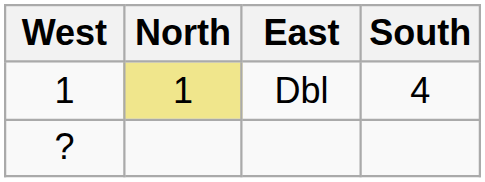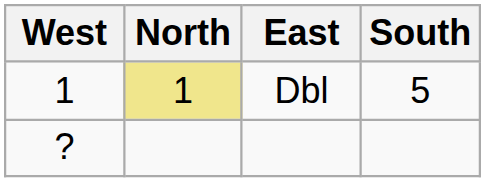(420, 90) 4 -> (420, 90) 5
